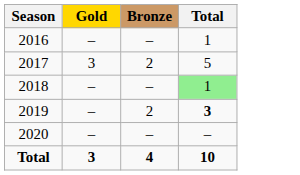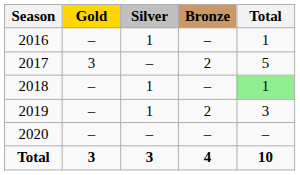+ column: (149, 16)
(207, 110) bold -> (266, 110) normal
